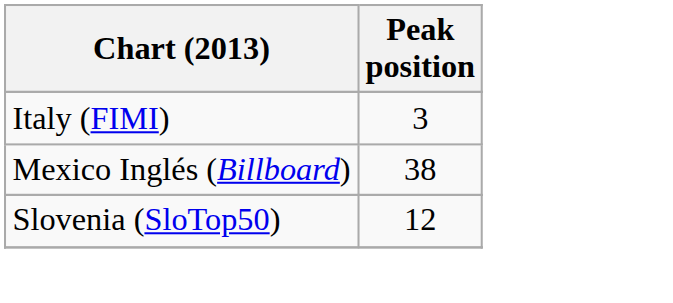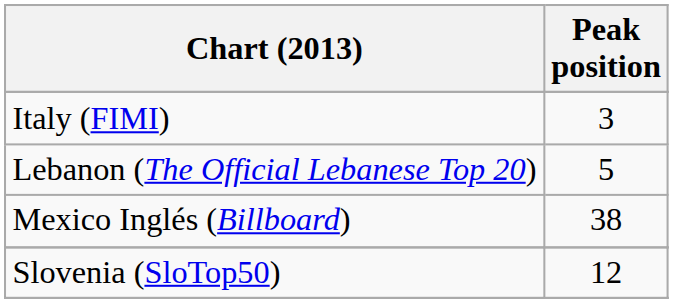+ row: (274, 169)
